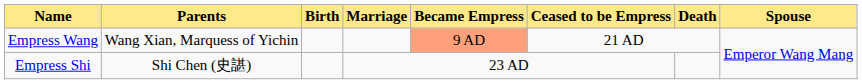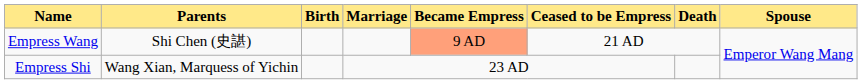(202, 40) Wang Xian, Marquess of Yichin -> (202, 41) Shi Chen (史諶)
(202, 65) Shi Chen (史諶) -> (202, 66) Wang Xian, Marquess of Yichin
